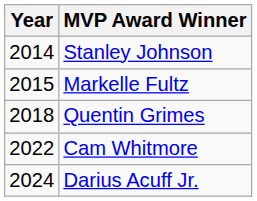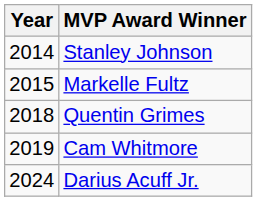(32, 148) 2022 -> (32, 148) 2019
